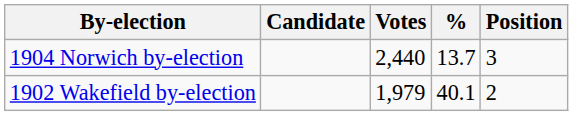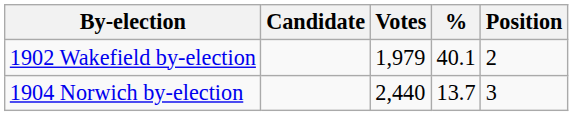rows swapped: (133, 92) <-> (127, 57)
